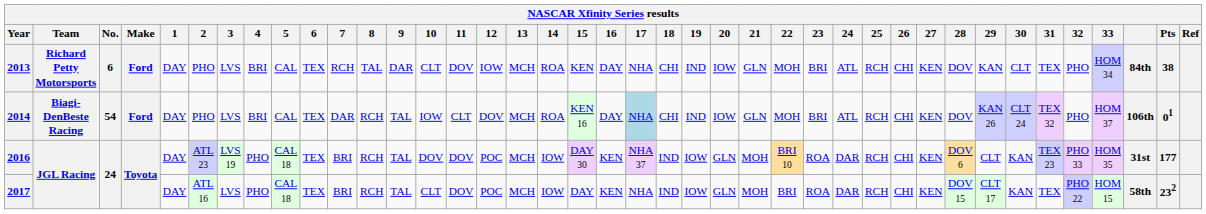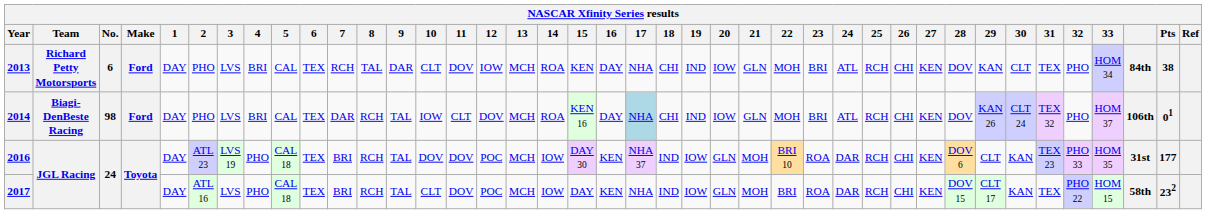(110, 116) 54 -> (110, 116) 98
